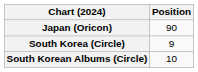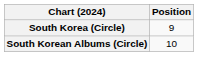- row: (77, 28)
